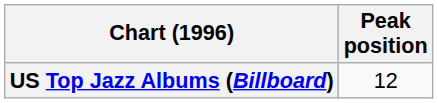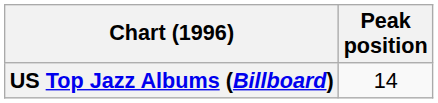(386, 80) 12 -> (386, 80) 14
